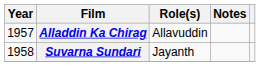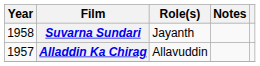rows swapped: (93, 33) <-> (93, 52)
